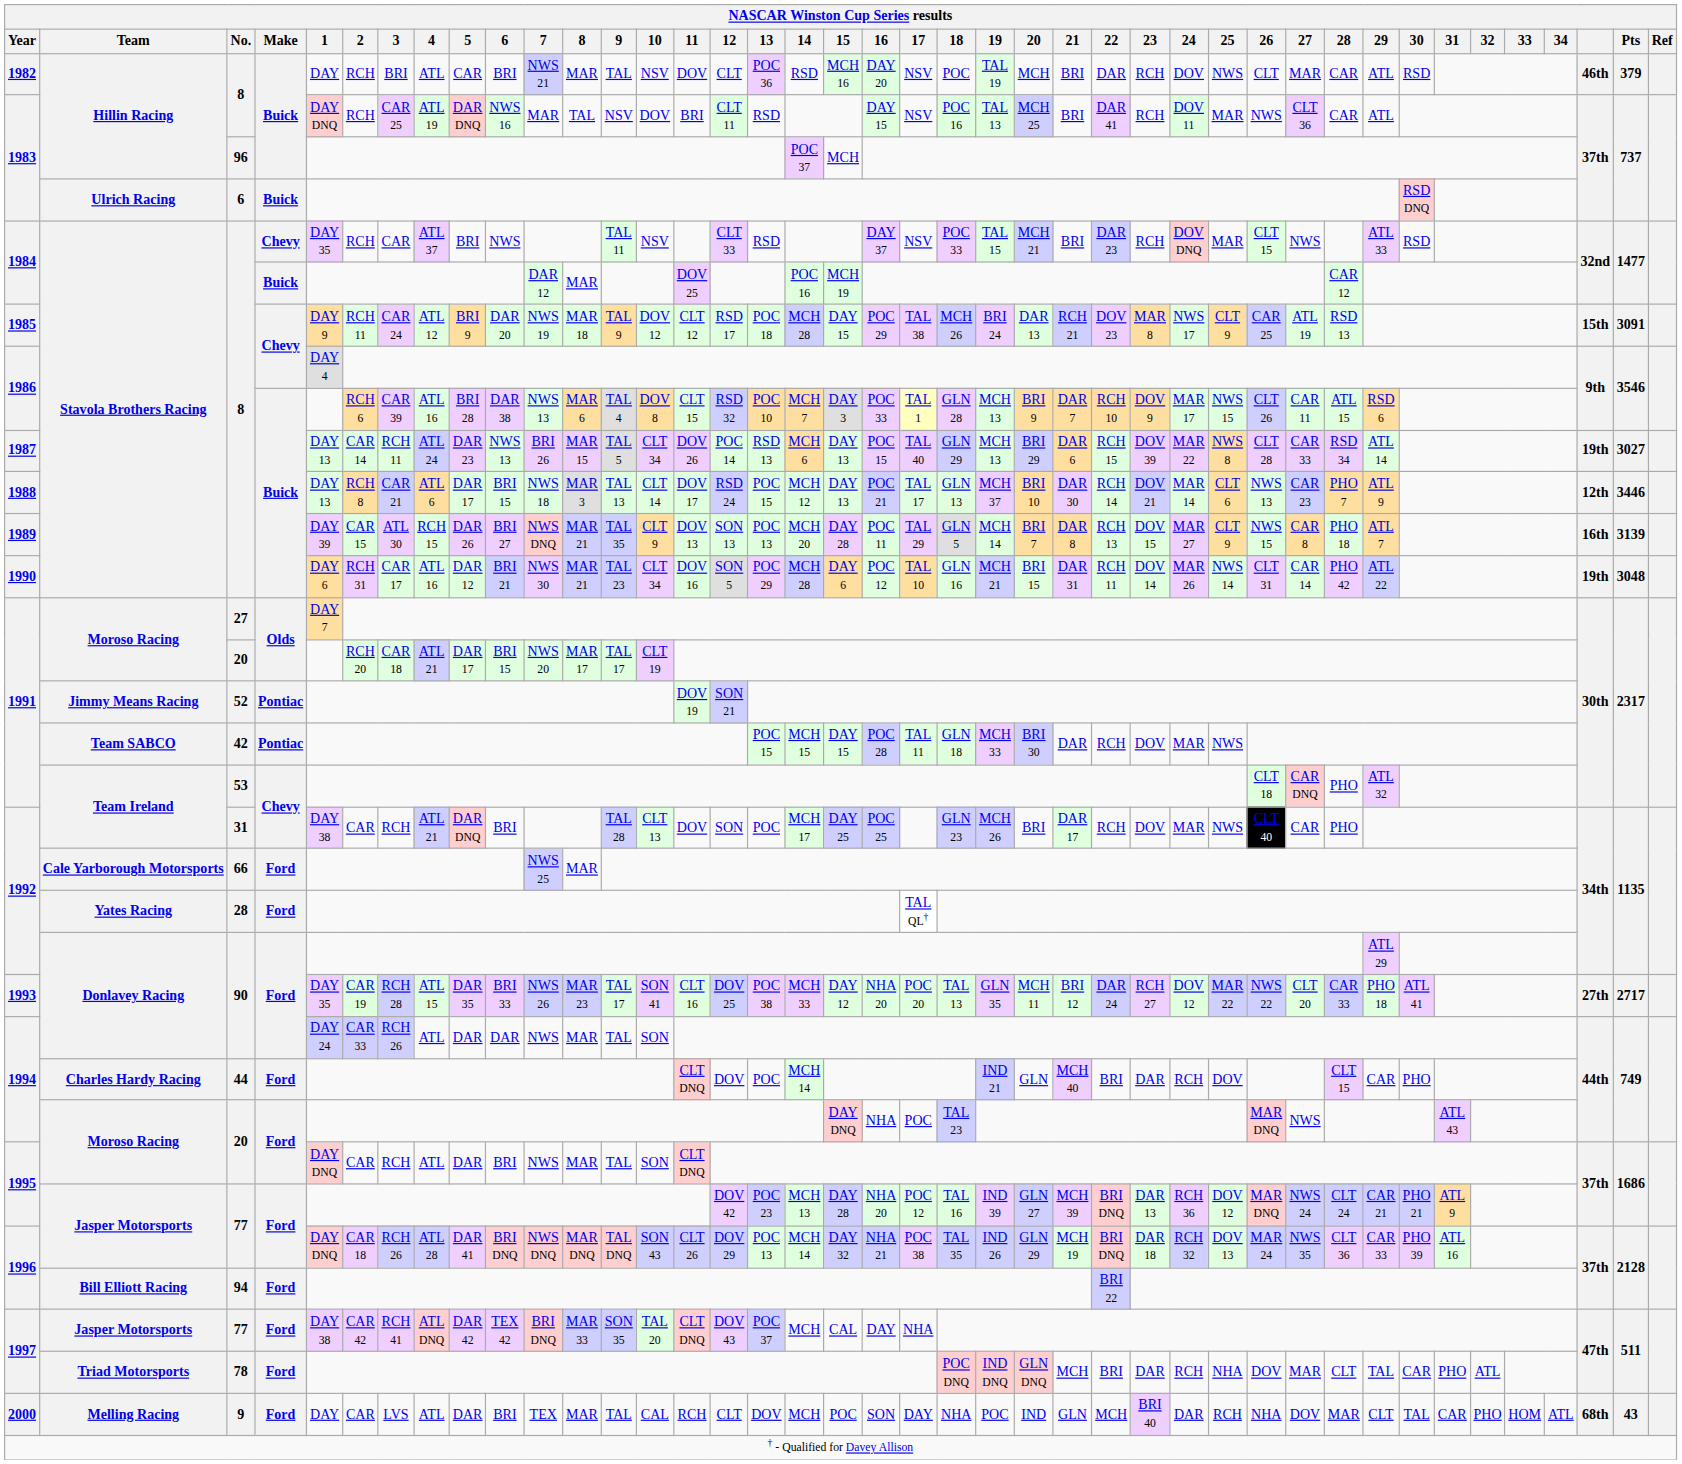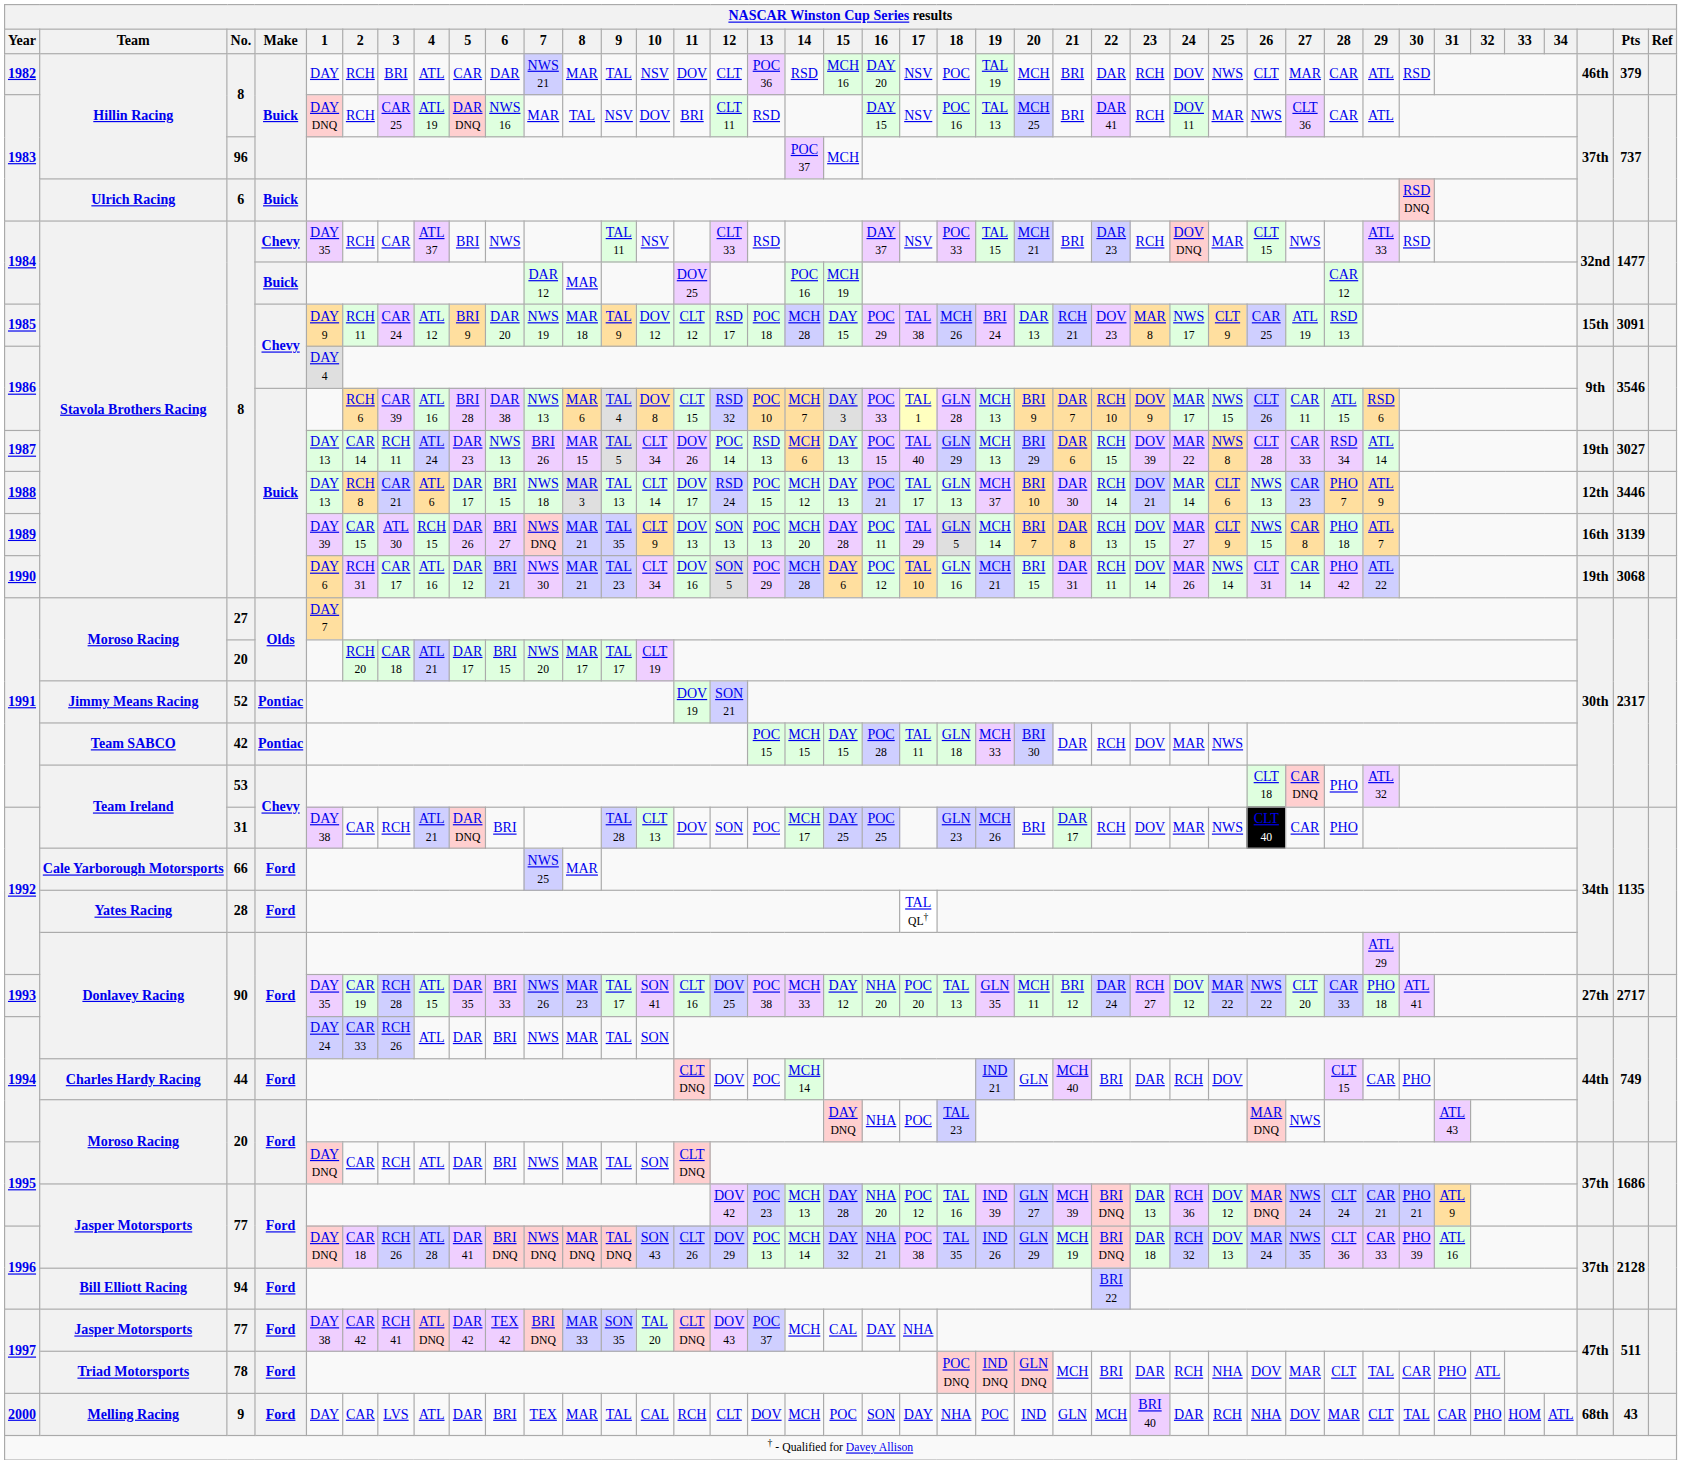(505, 74) BRI -> (505, 74) DAR
(1631, 576) 3048 -> (1631, 576) 3068
(505, 1037) DAR -> (505, 1037) BRI
